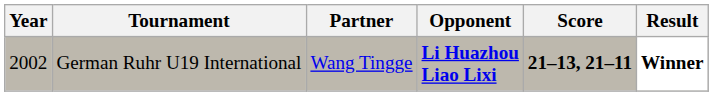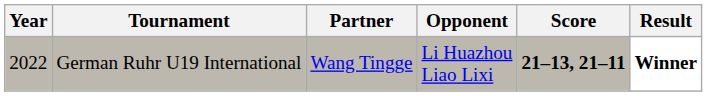(28, 63) 2002 -> (28, 63) 2022
(470, 63) bold -> (467, 63) normal
